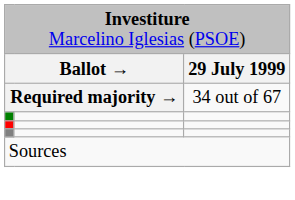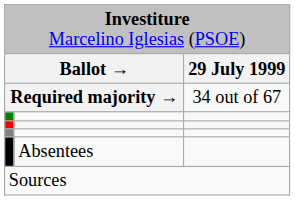+ row: (9, 152)
